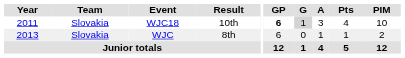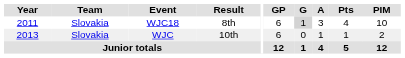(229, 22) 10th -> (229, 22) 8th
(279, 22) bold -> (279, 22) normal
(229, 35) 8th -> (229, 35) 10th
